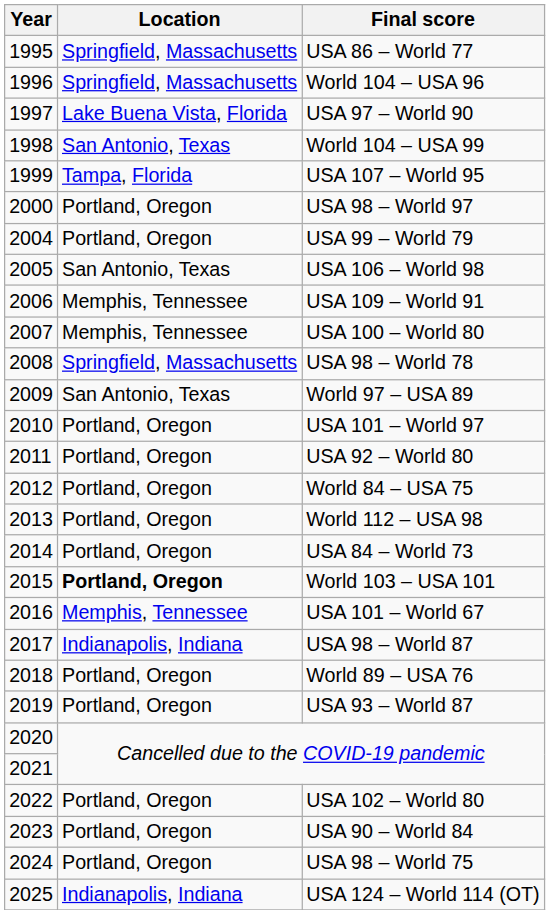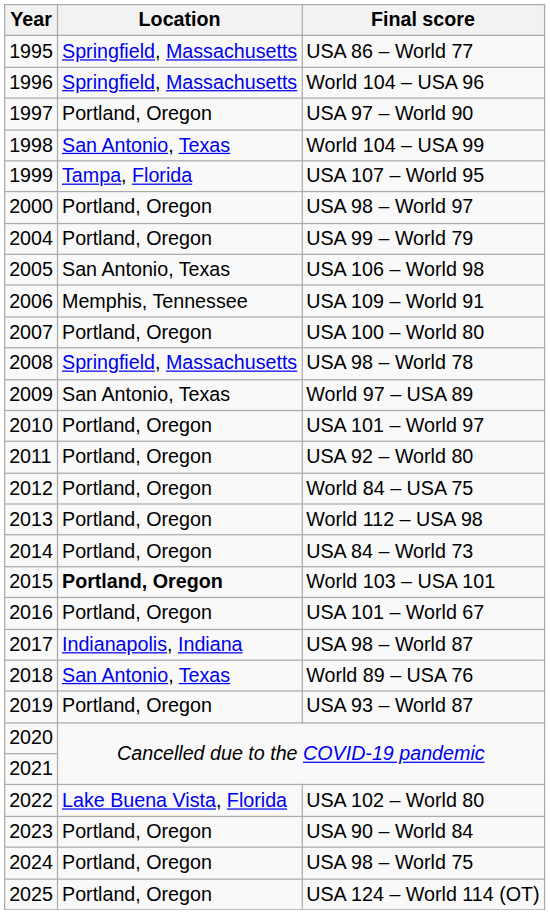(175, 113) Lake Buena Vista, Florida -> (137, 113) Portland, Oregon
(155, 332) Memphis, Tennessee -> (137, 332) Portland, Oregon
(155, 613) Memphis, Tennessee -> (137, 613) Portland, Oregon
(137, 675) Portland, Oregon -> (146, 675) San Antonio, Texas
(137, 800) Portland, Oregon -> (175, 800) Lake Buena Vista, Florida
(152, 894) Indianapolis, Indiana -> (137, 894) Portland, Oregon
